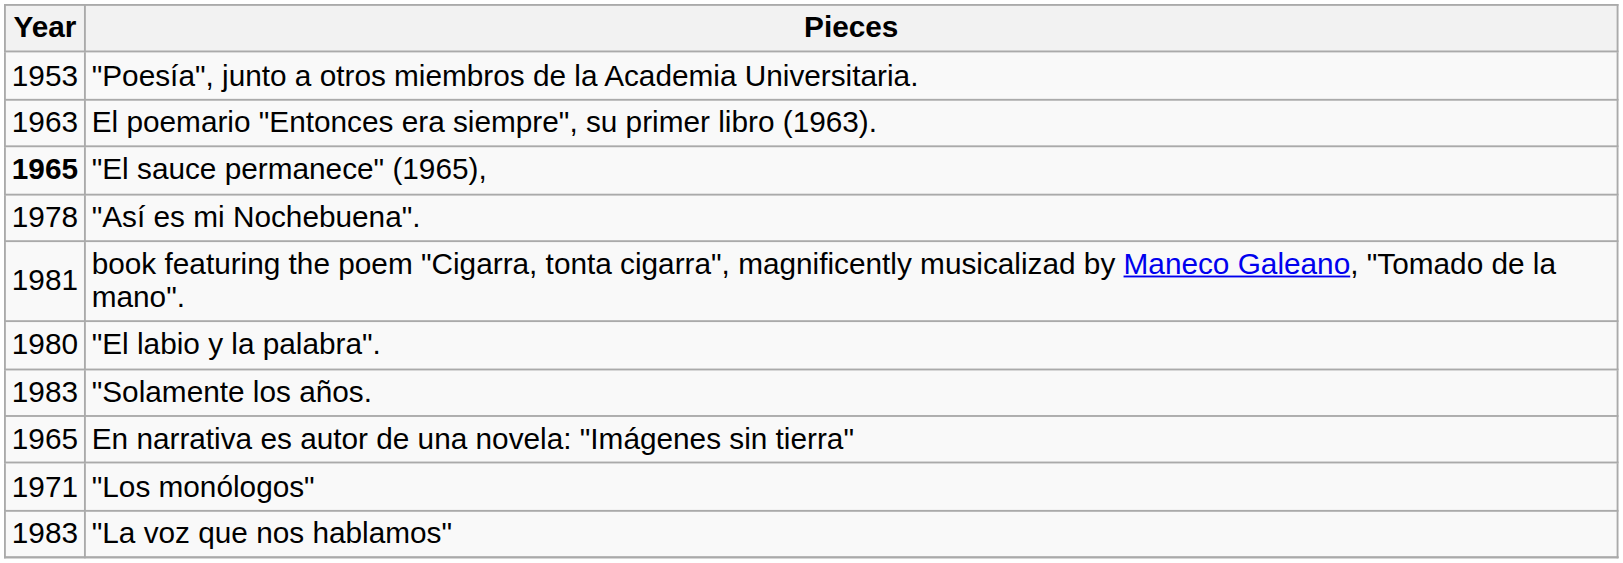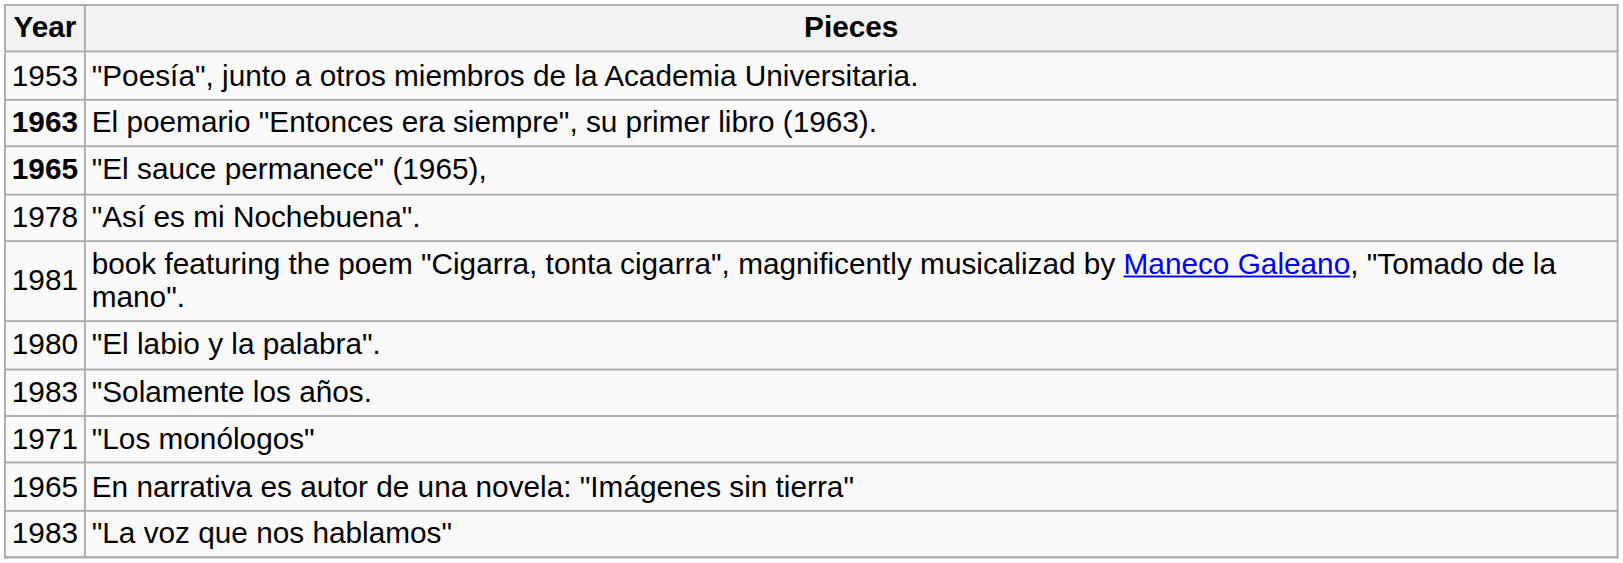(45, 122) normal -> (45, 122) bold
rows swapped: (473, 439) <-> (203, 486)
